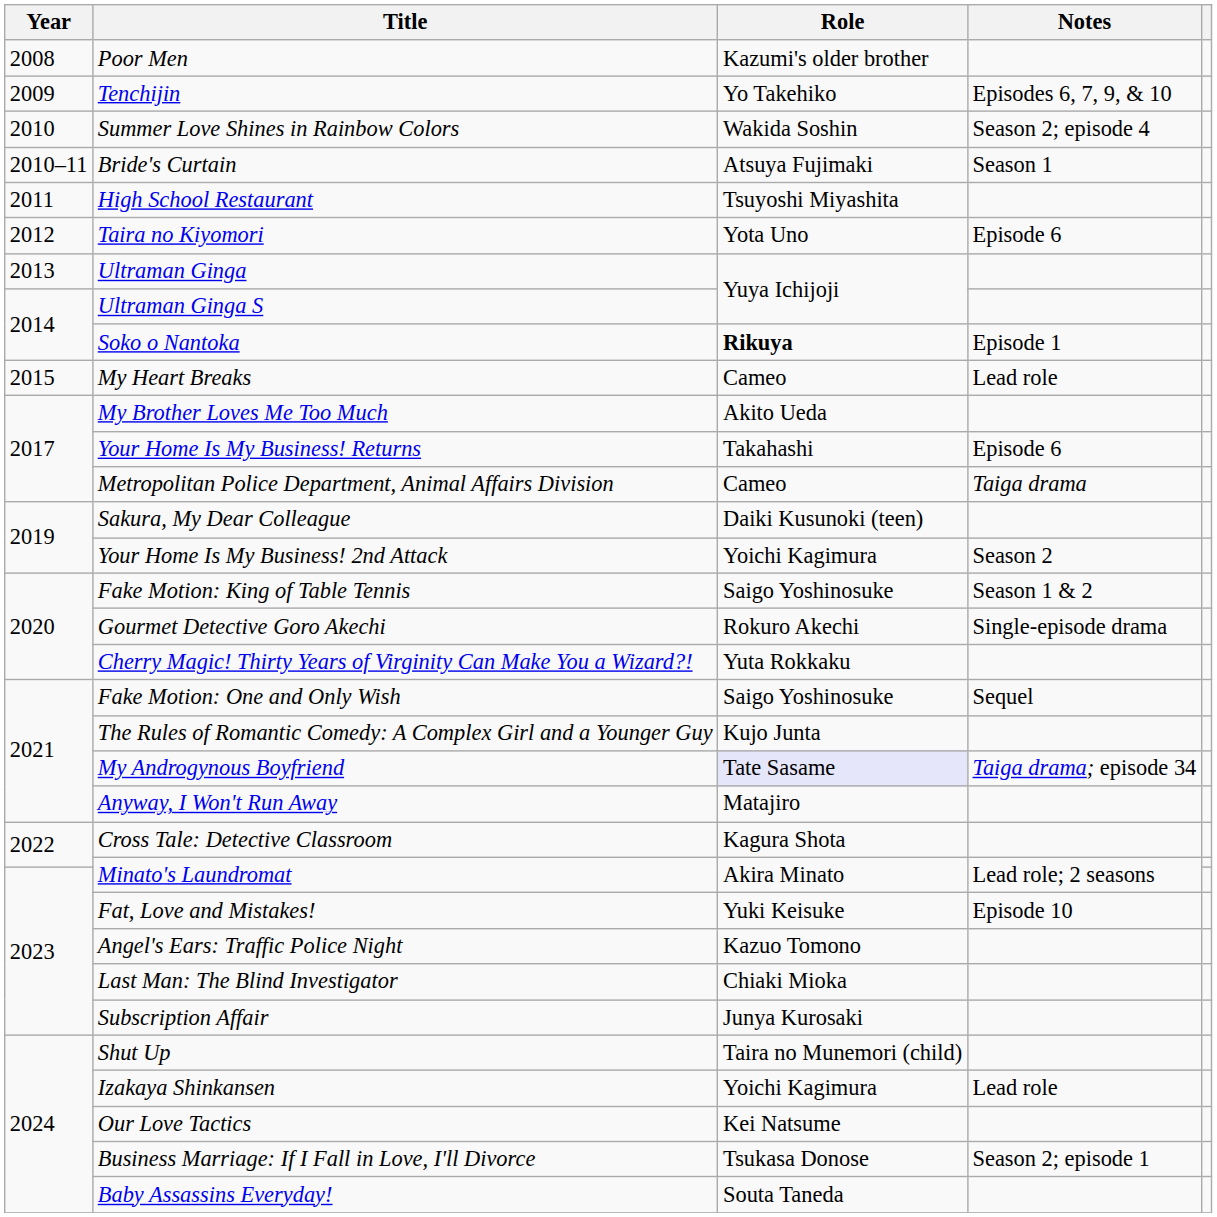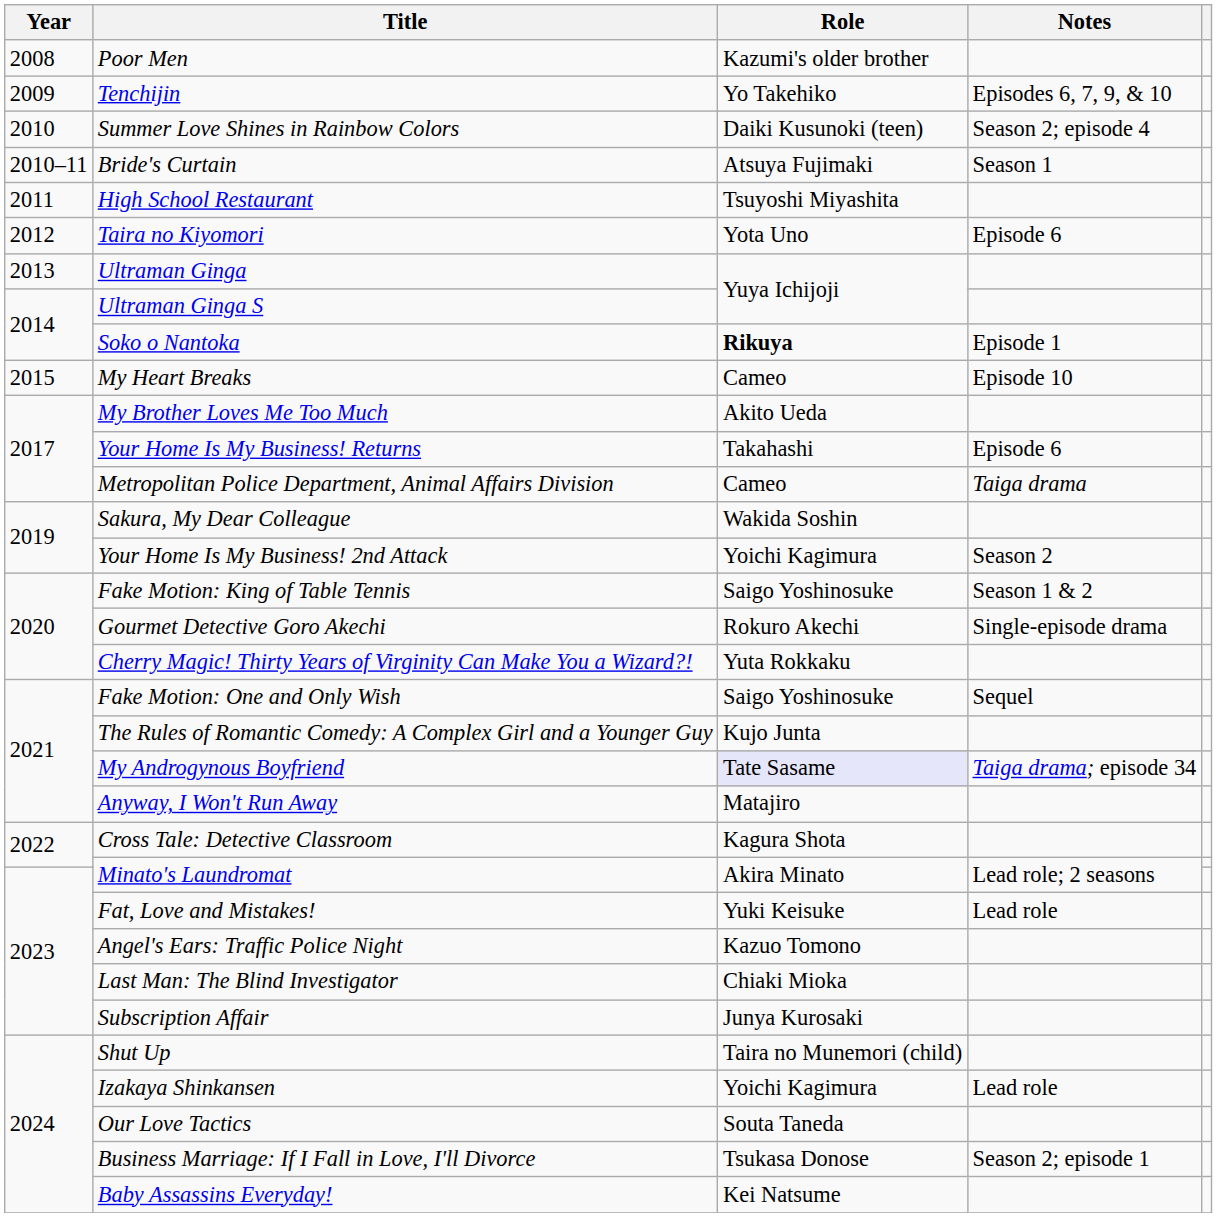(790, 128) Wakida Soshin -> (823, 128) Daiki Kusunoki (teen)
(1015, 377) Lead role -> (1023, 377) Episode 10
(823, 519) Daiki Kusunoki (teen) -> (790, 519) Wakida Soshin
(1023, 910) Episode 10 -> (1015, 910) Lead role
(782, 1123) Kei Natsume -> (783, 1123) Souta Taneda
(783, 1194) Souta Taneda -> (782, 1194) Kei Natsume
